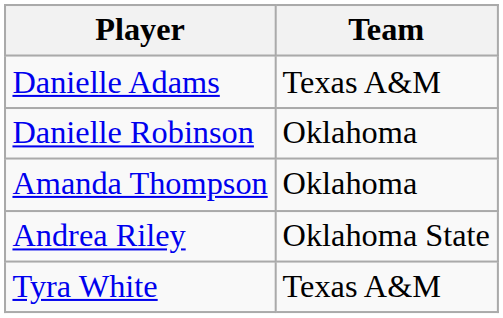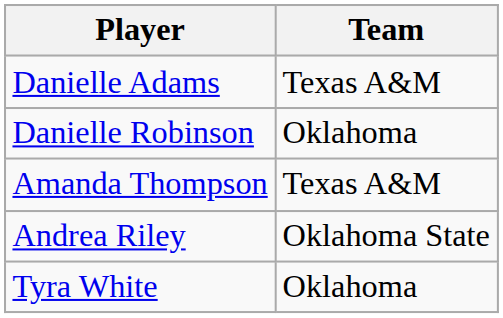(350, 183) Oklahoma -> (362, 183) Texas A&M
(362, 286) Texas A&M -> (350, 286) Oklahoma
